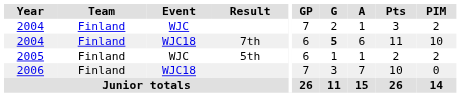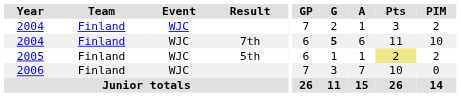(179, 41) WJC18 -> (179, 41) WJC
(396, 56) no background -> (396, 56) khaki background
(179, 71) WJC18 -> (179, 71) WJC
